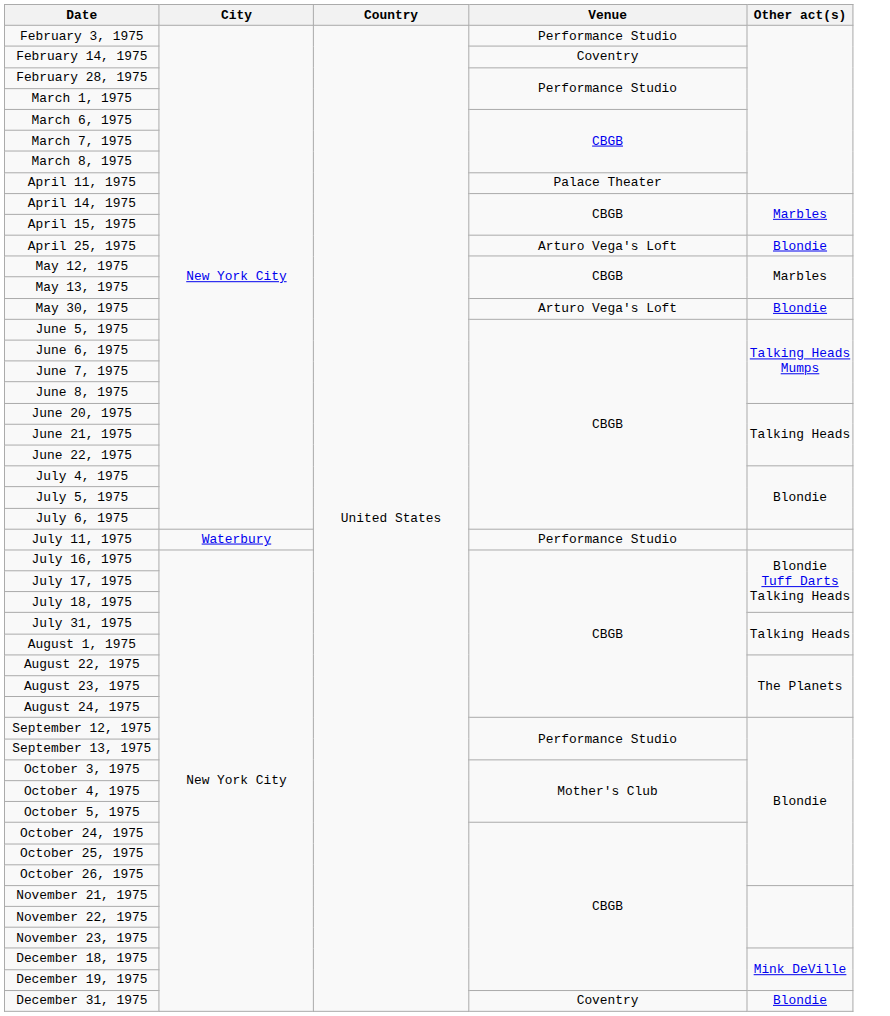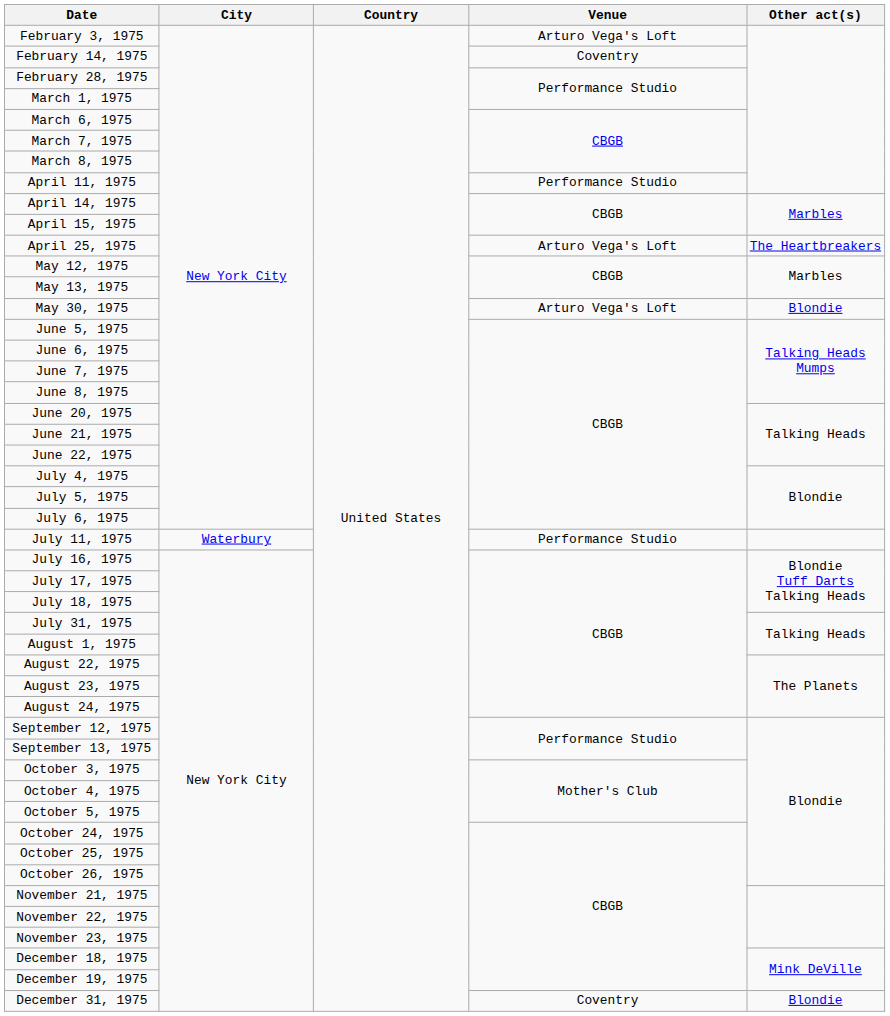(608, 36) Performance Studio -> (608, 36) Arturo Vega's Loft
(608, 183) Palace Theater -> (608, 183) Performance Studio
(800, 246) Blondie -> (815, 246) The Heartbreakers
